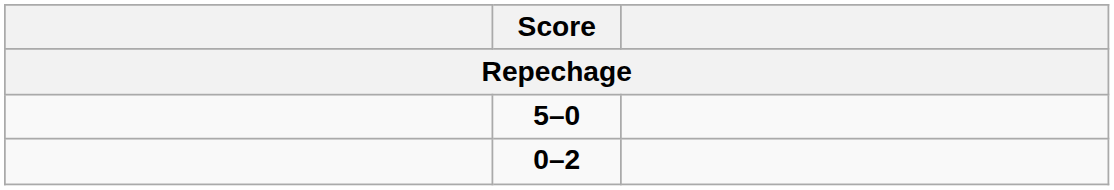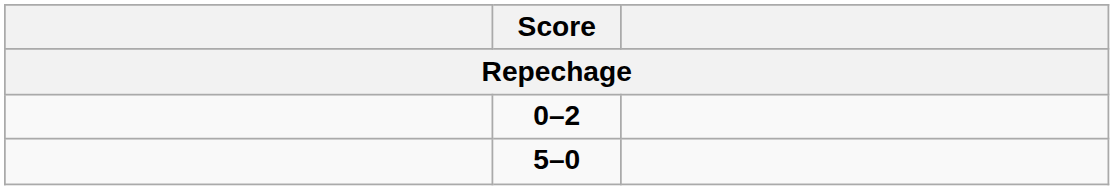rows swapped: (557, 160) <-> (557, 116)
